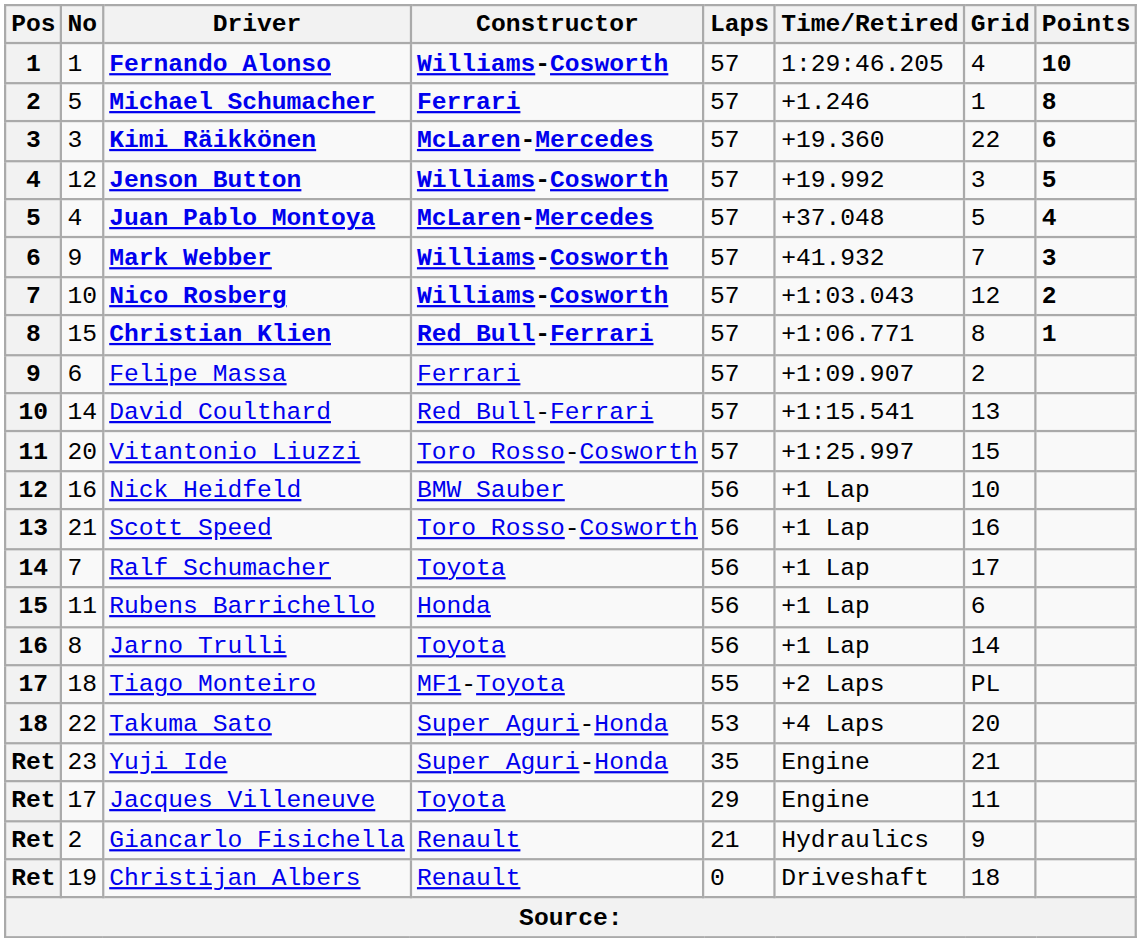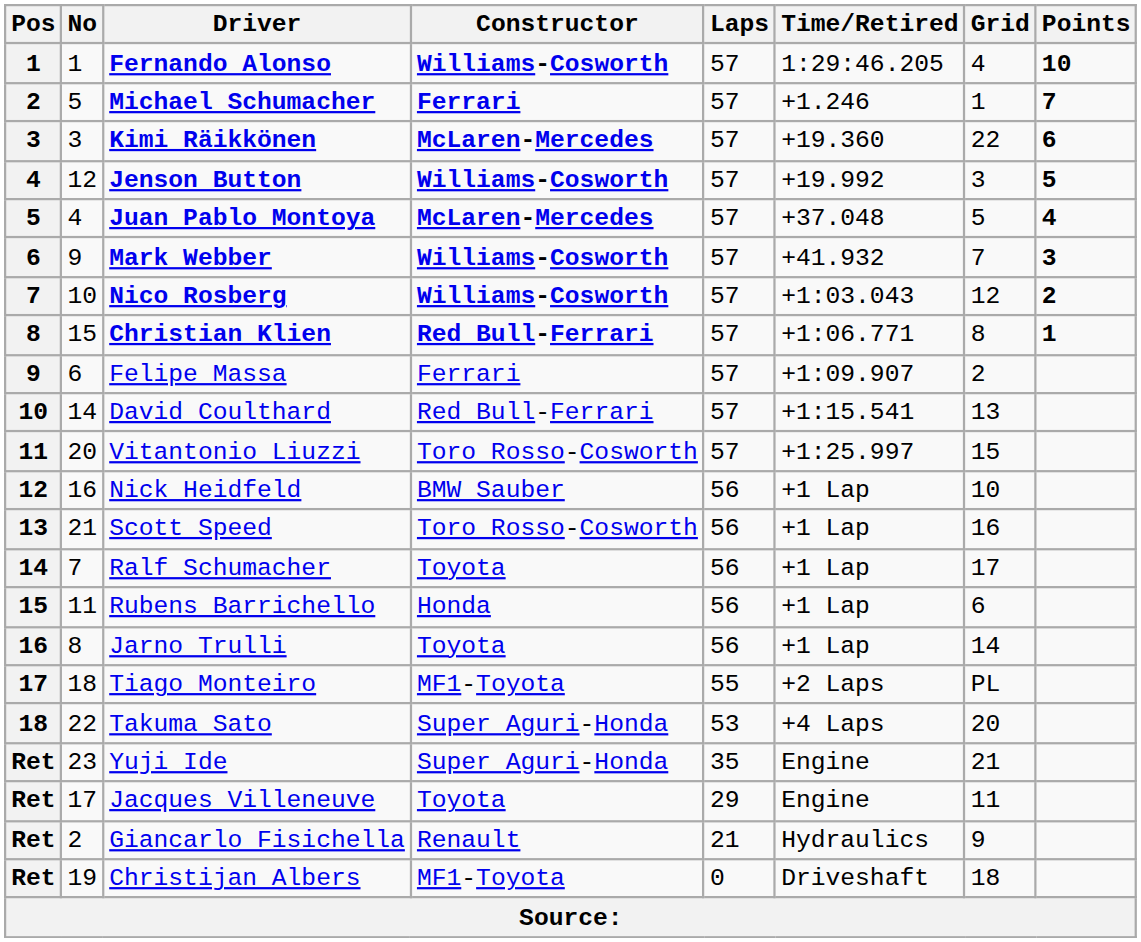(1049, 102) 8 -> (1049, 102) 7
(469, 879) Renault -> (491, 879) MF1-Toyota
